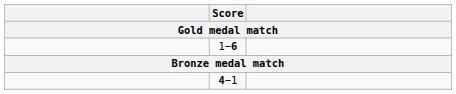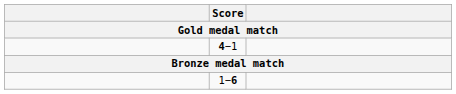rows swapped: (228, 47) <-> (228, 81)
